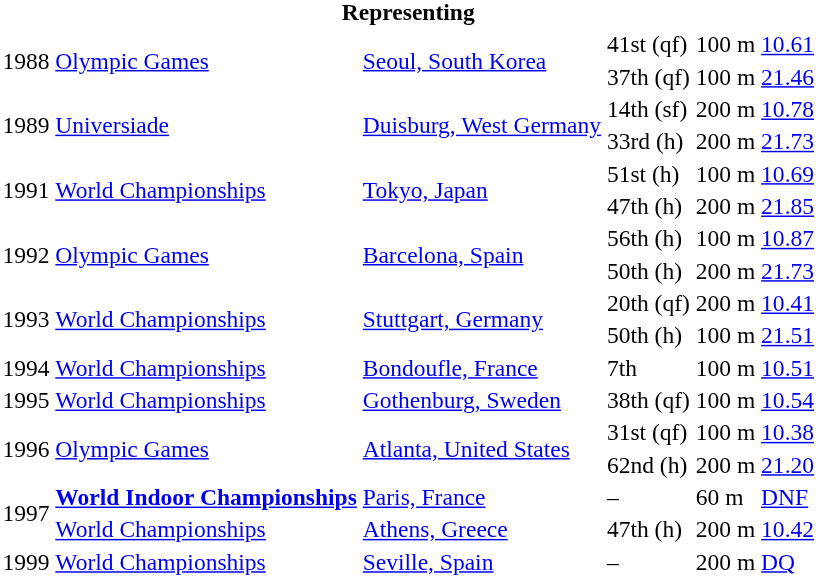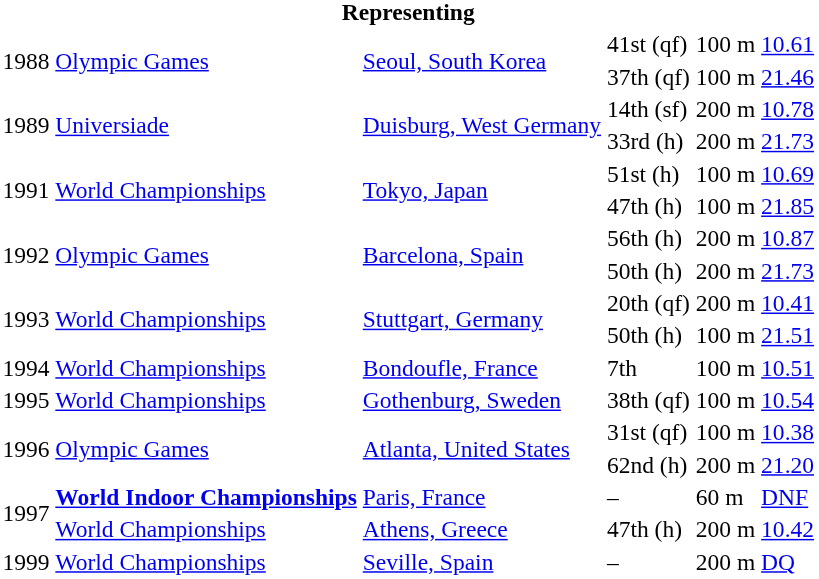(726, 206) 200 m -> (726, 206) 100 m
(726, 238) 100 m -> (726, 238) 200 m
